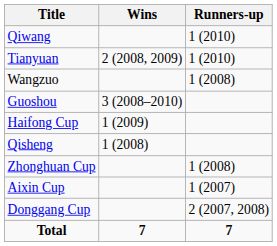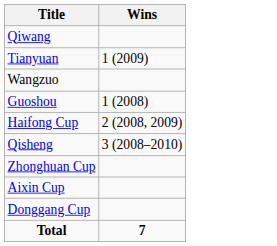- column: (229, 15)
(142, 58) 2 (2008, 2009) -> (125, 58) 1 (2009)
(142, 101) 3 (2008–2010) -> (125, 101) 1 (2008)
(125, 123) 1 (2009) -> (142, 123) 2 (2008, 2009)
(125, 144) 1 (2008) -> (142, 144) 3 (2008–2010)
